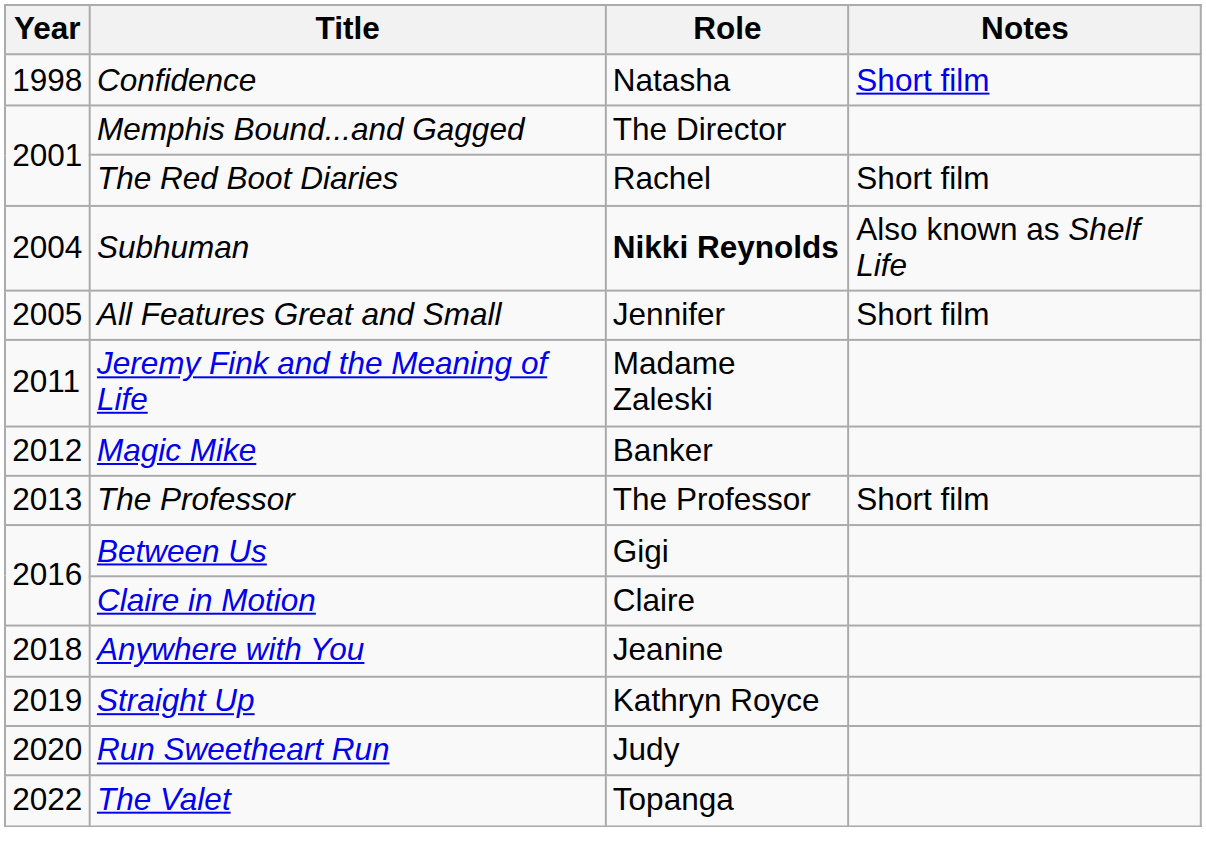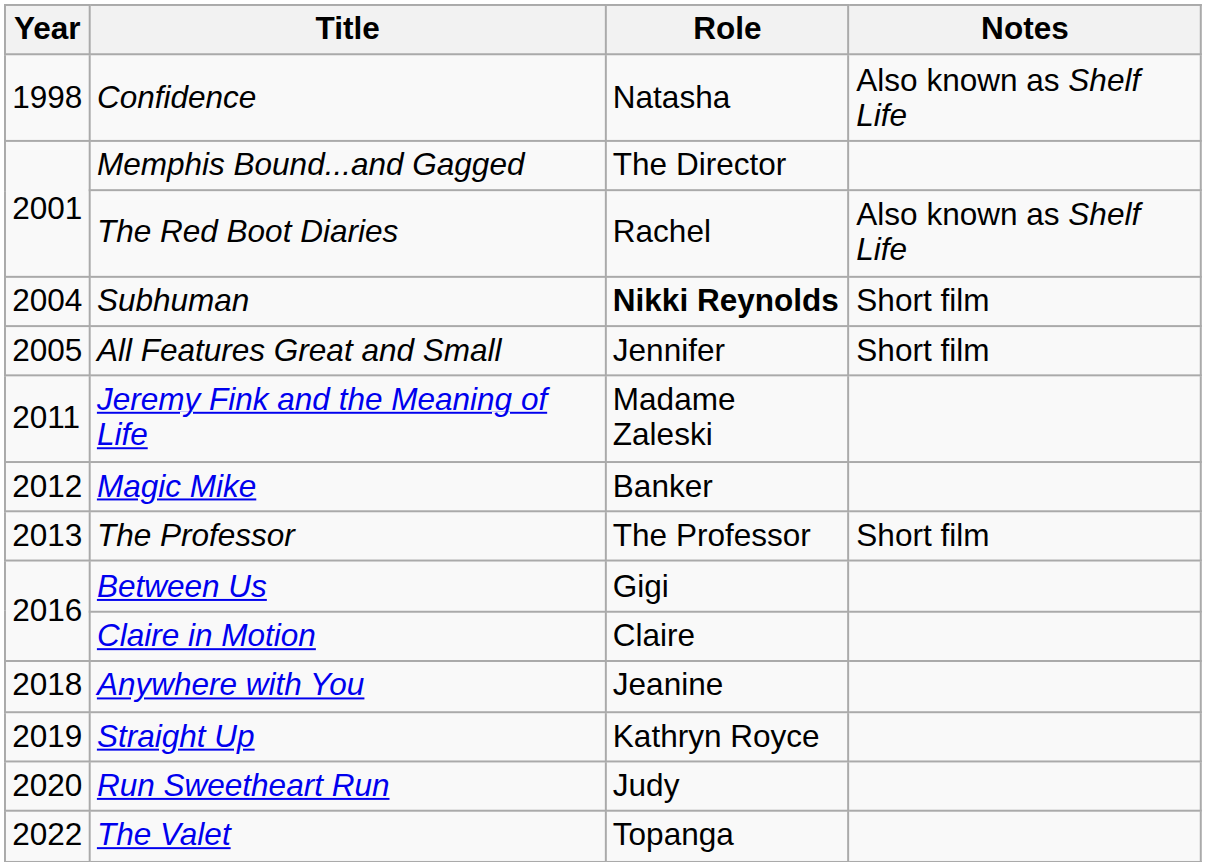(923, 79) Short film -> (998, 97) Also known as Shelf Life
(923, 179) Short film -> (998, 232) Also known as Shelf Life
(998, 247) Also known as Shelf Life -> (923, 300) Short film
